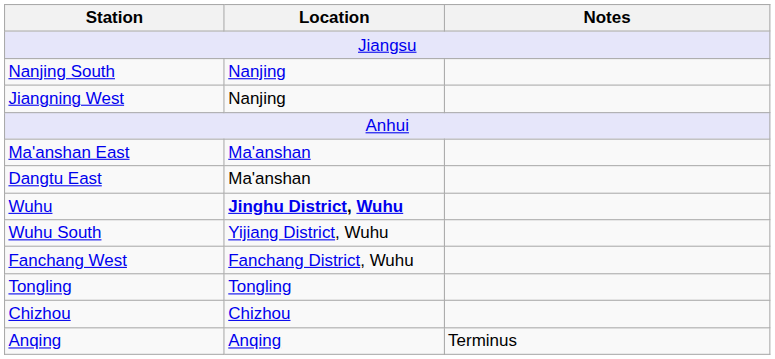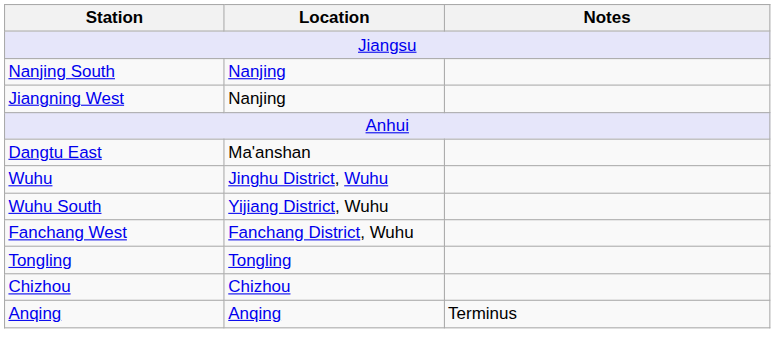- row: (69, 152)
(316, 206) bold -> (308, 179) normal
